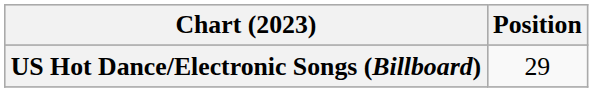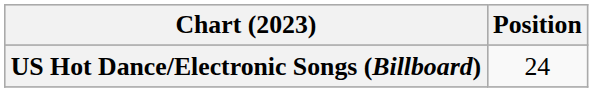(537, 65) 29 -> (537, 65) 24
